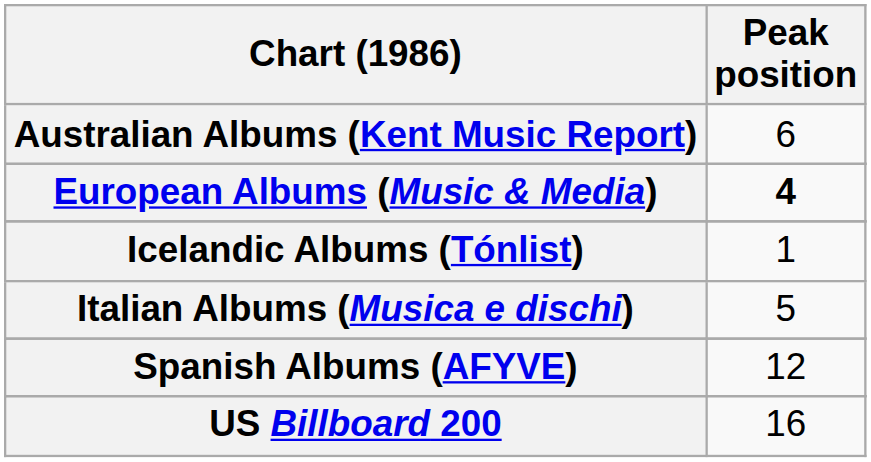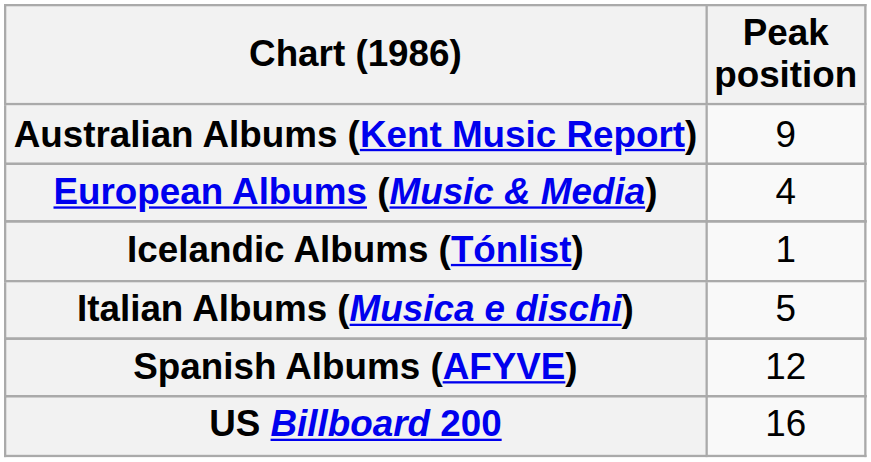(786, 133) 6 -> (786, 133) 9
(786, 191) bold -> (786, 191) normal
